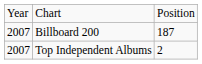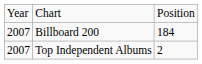(166, 31) 187 -> (166, 31) 184
